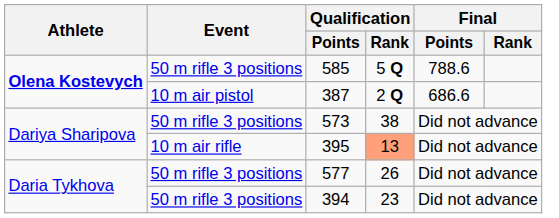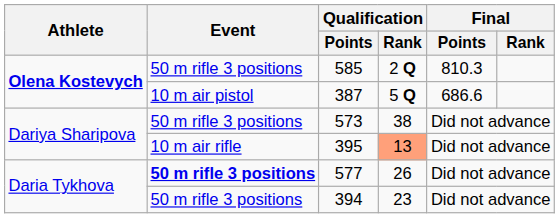(390, 69) 5 Q -> (403, 69) 2 Q
(449, 69) 788.6 -> (462, 69) 810.3
(390, 95) 2 Q -> (403, 95) 5 Q
(226, 174) normal -> (233, 174) bold
